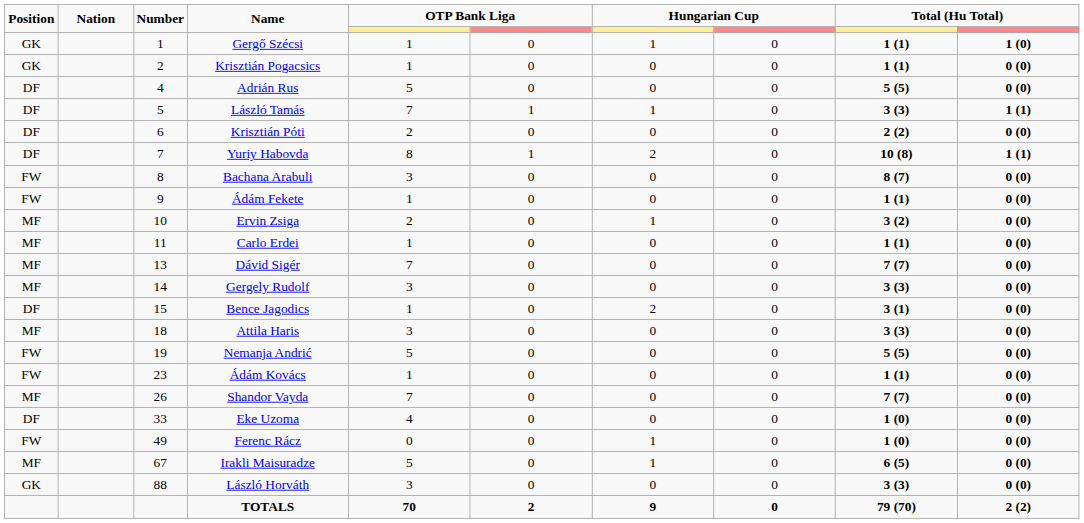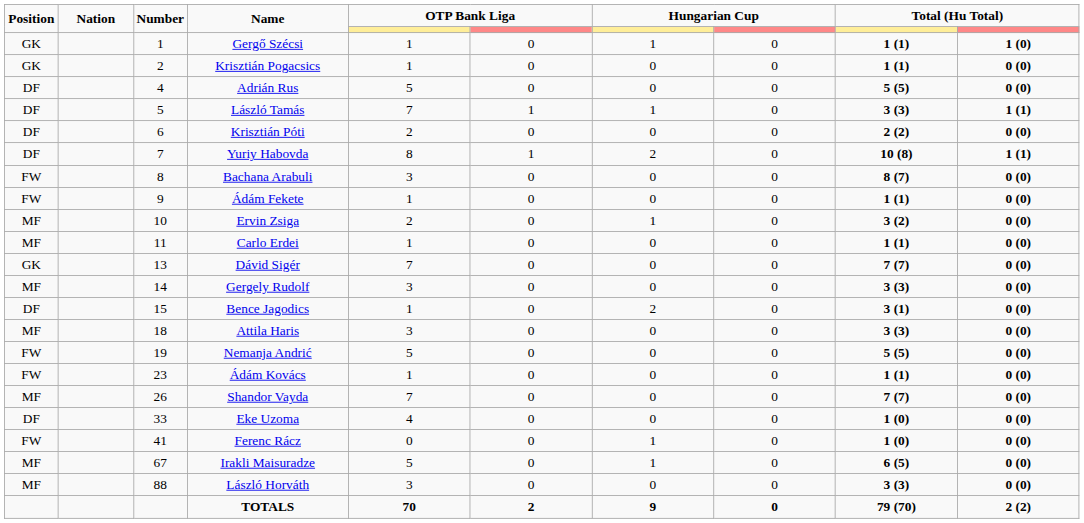(31, 264) MF -> (31, 264) GK
(160, 440) 49 -> (160, 440) 41
(31, 485) GK -> (31, 485) MF
